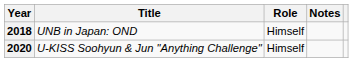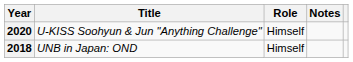rows swapped: (19, 31) <-> (19, 48)
